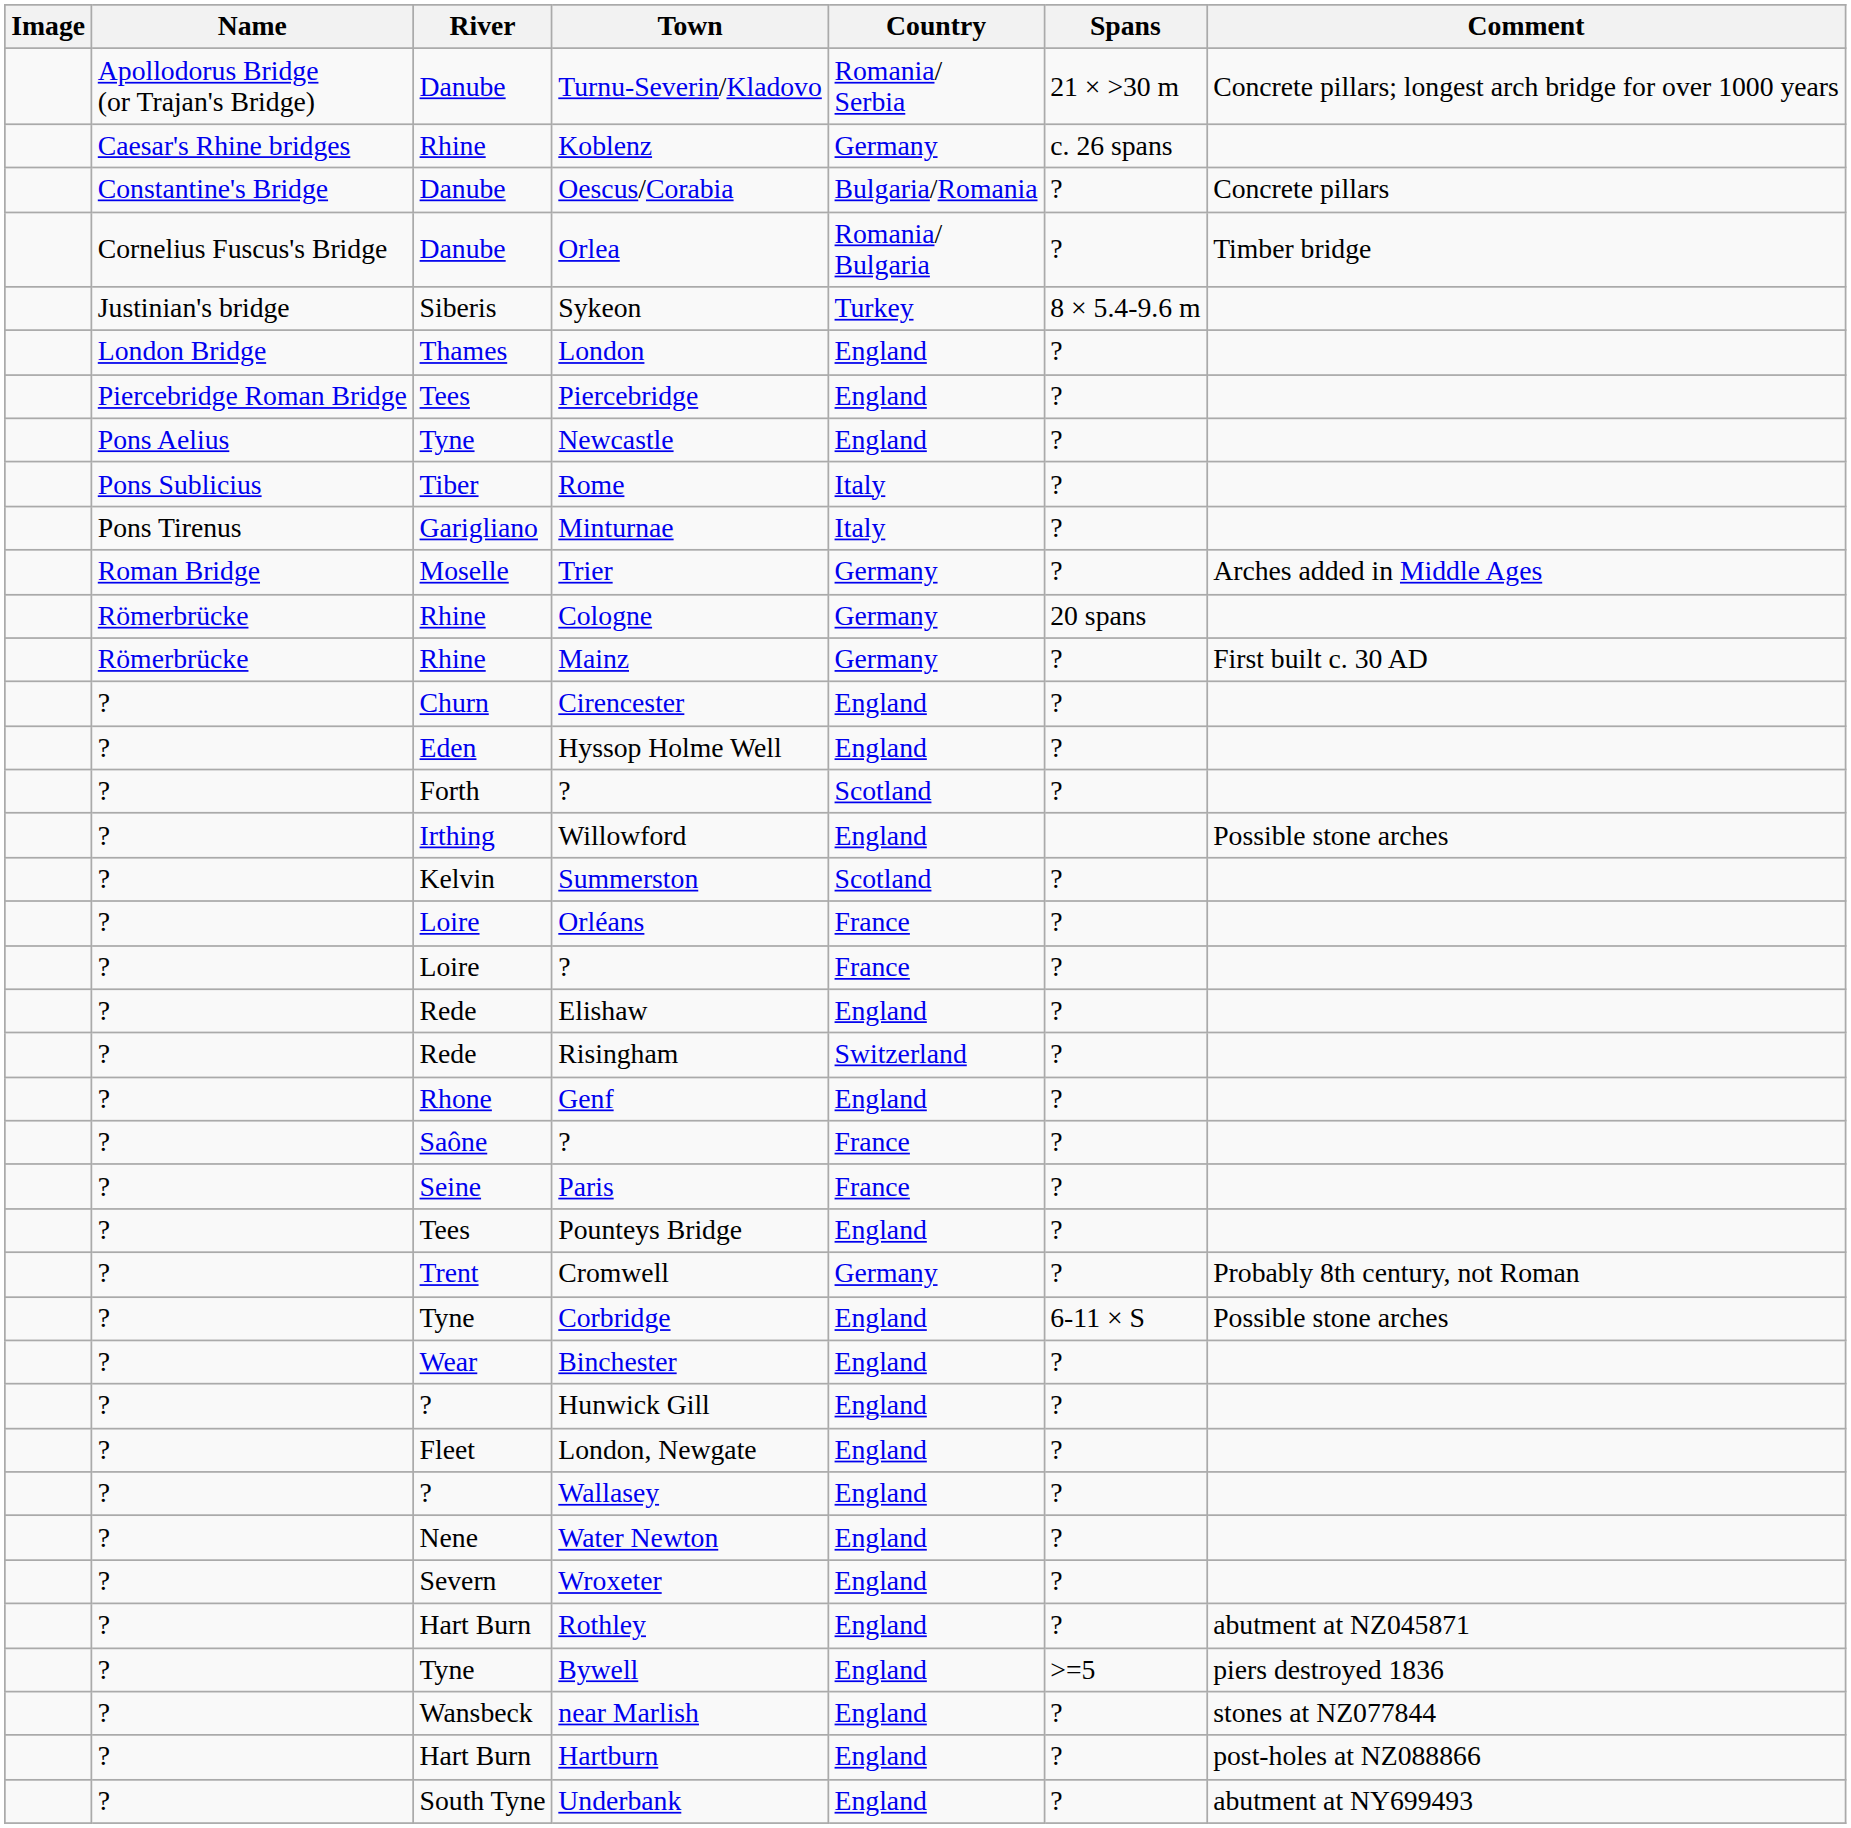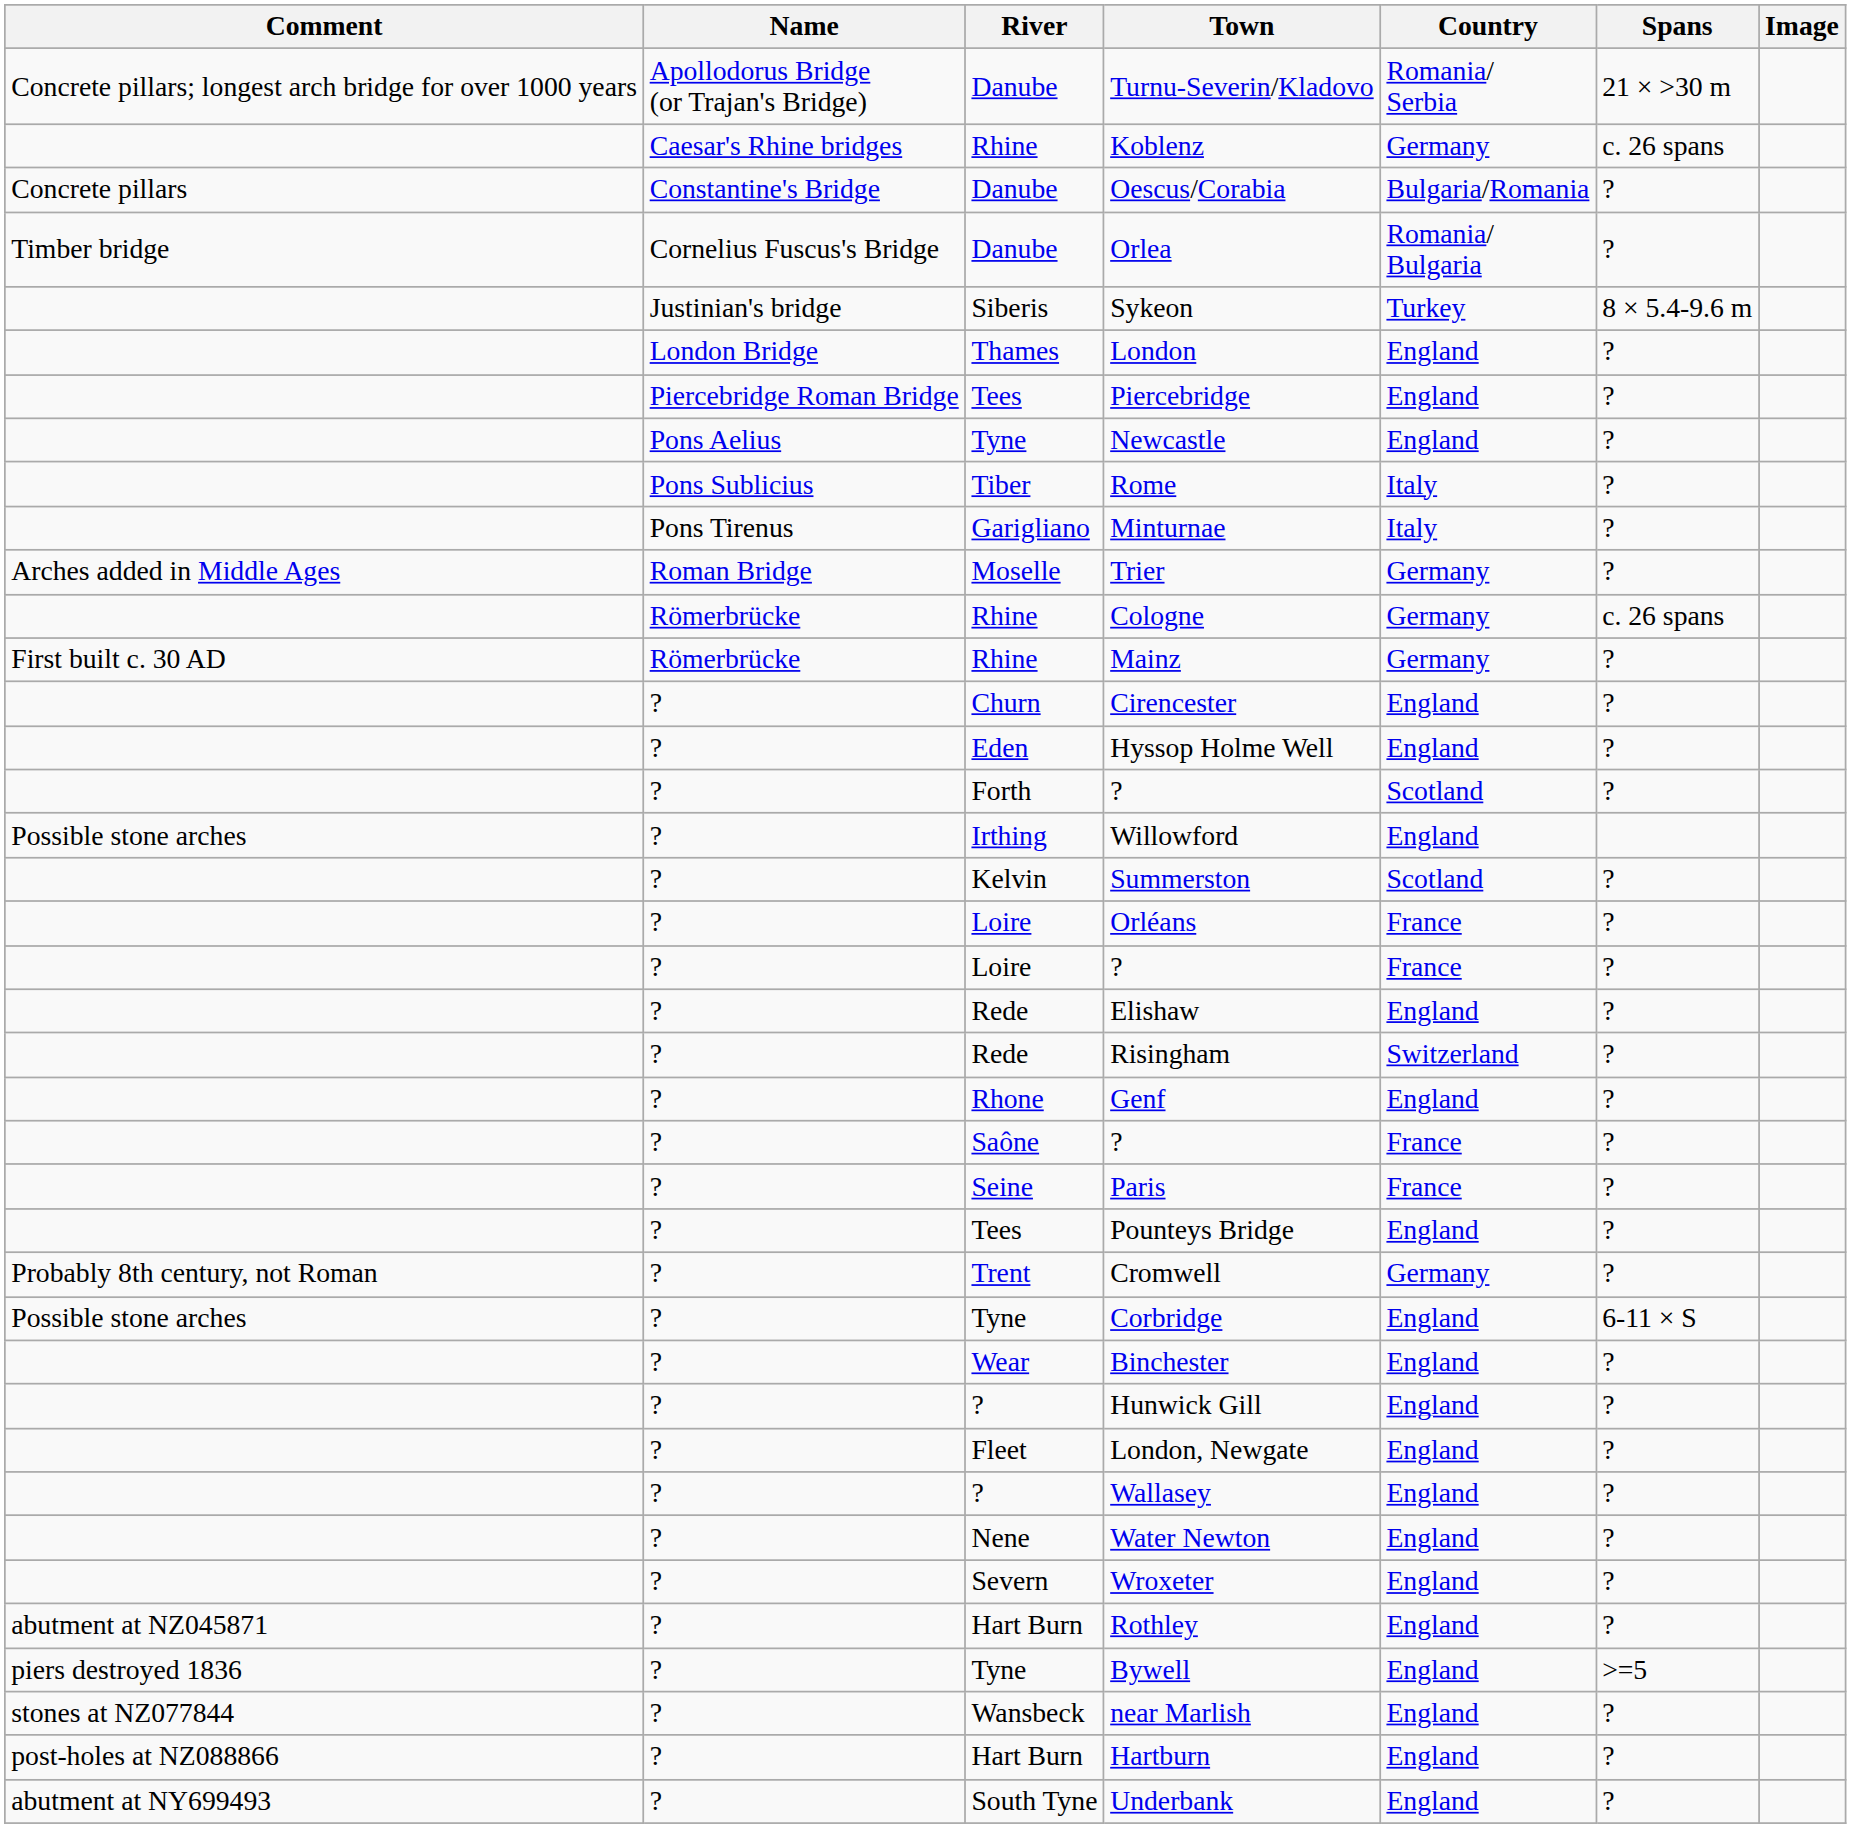columns swapped: (48, 26) <-> (1526, 26)
(1098, 615) 20 spans -> (1663, 615) c. 26 spans
